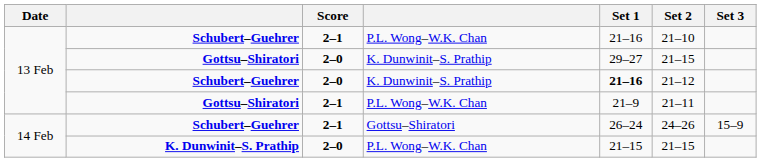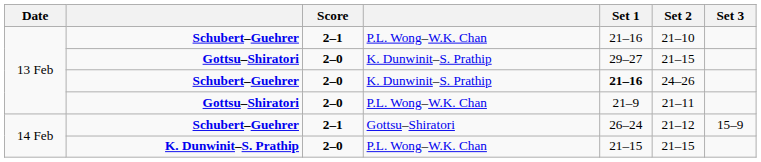(678, 81) 21–12 -> (678, 81) 24–26
(333, 103) 2–1 -> (333, 103) 2–0
(678, 125) 24–26 -> (678, 125) 21–12
